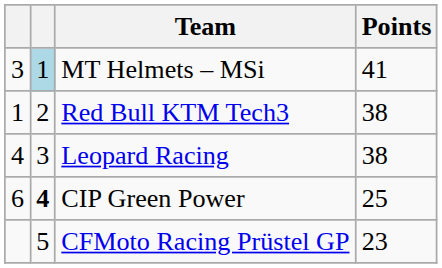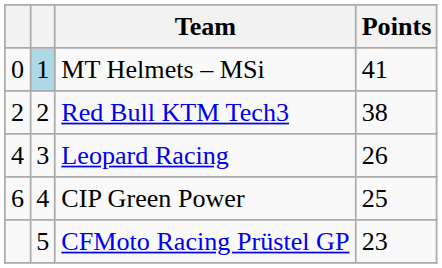(17, 69) 3 -> (17, 69) 0
(17, 112) 1 -> (17, 112) 2
(375, 155) 38 -> (375, 155) 26
(43, 198) bold -> (43, 198) normal
